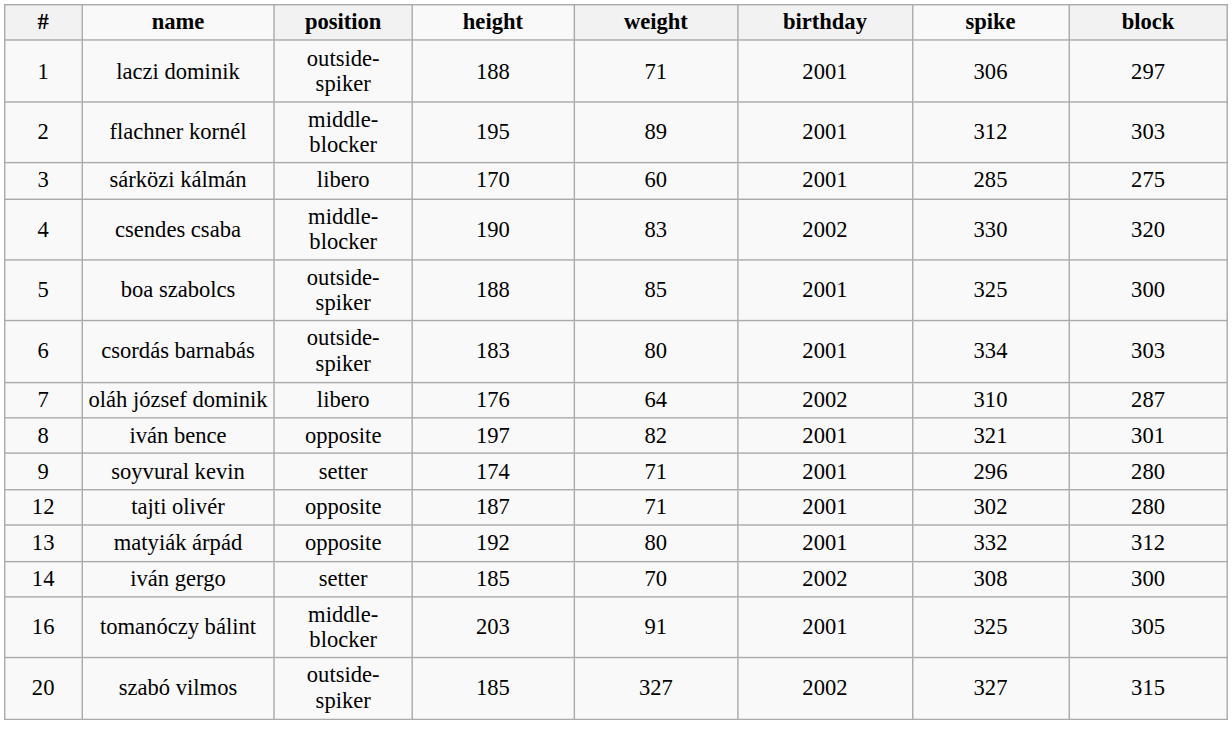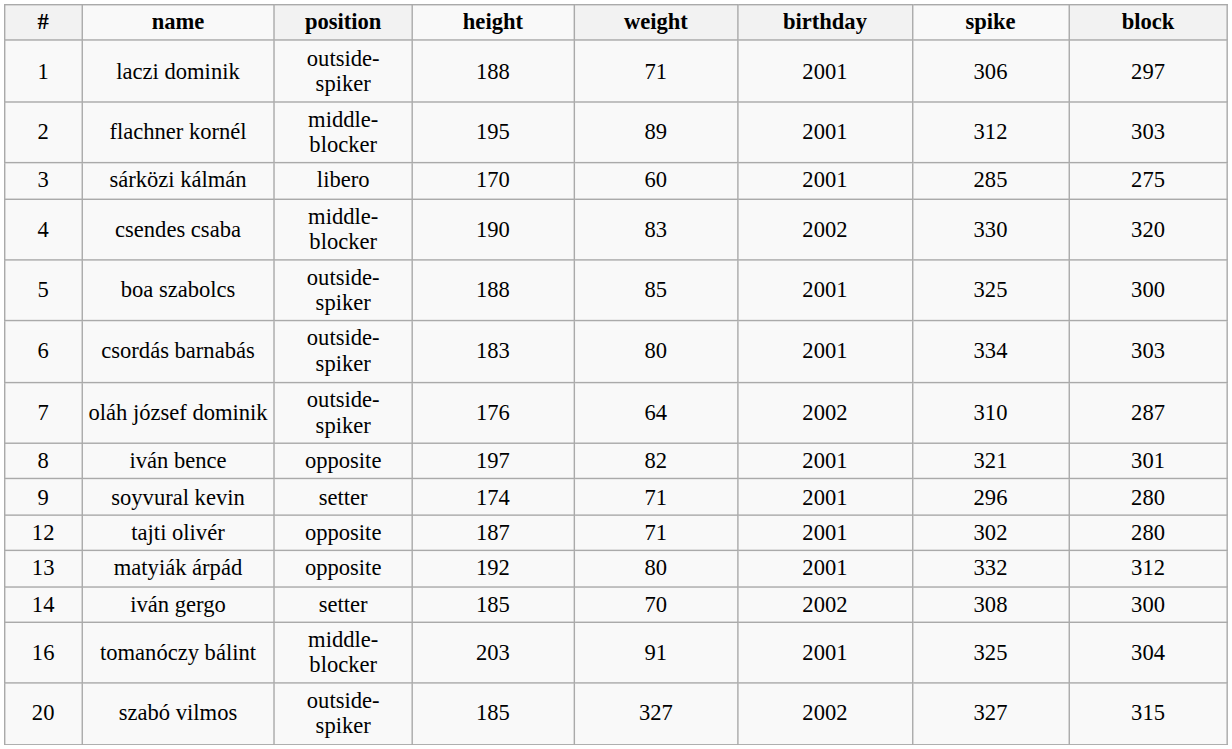(343, 399) libero -> (343, 412) outside-spiker
(1148, 627) 305 -> (1148, 652) 304
